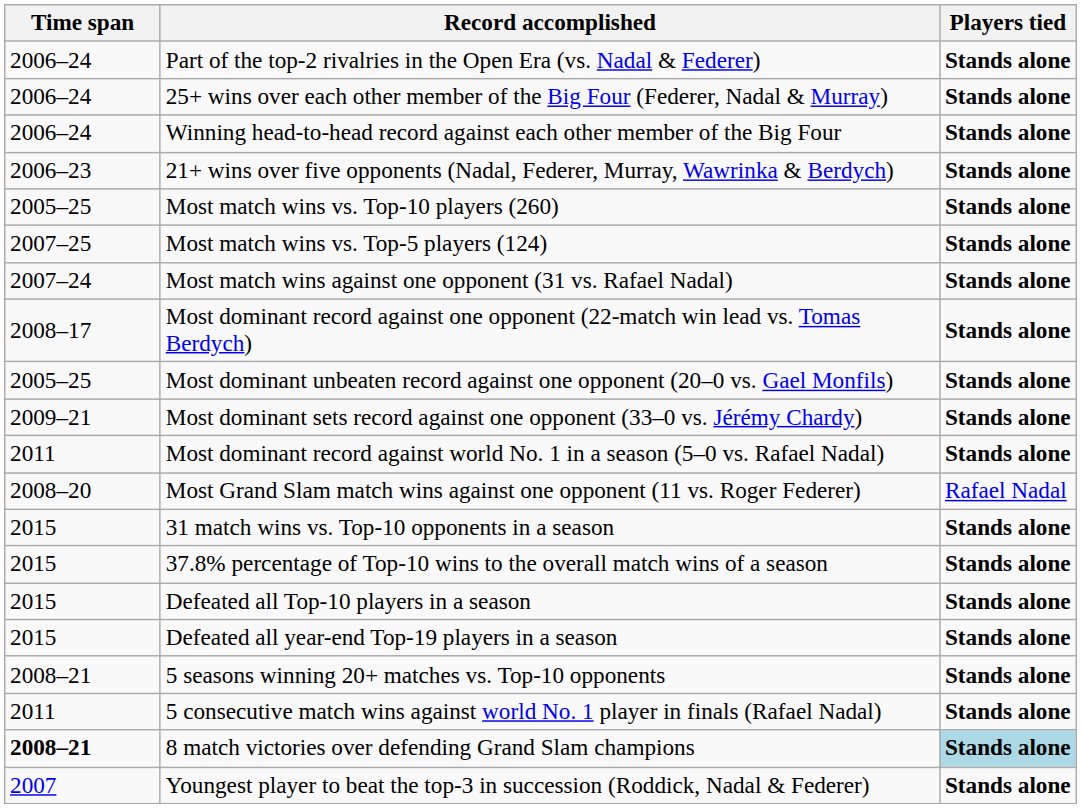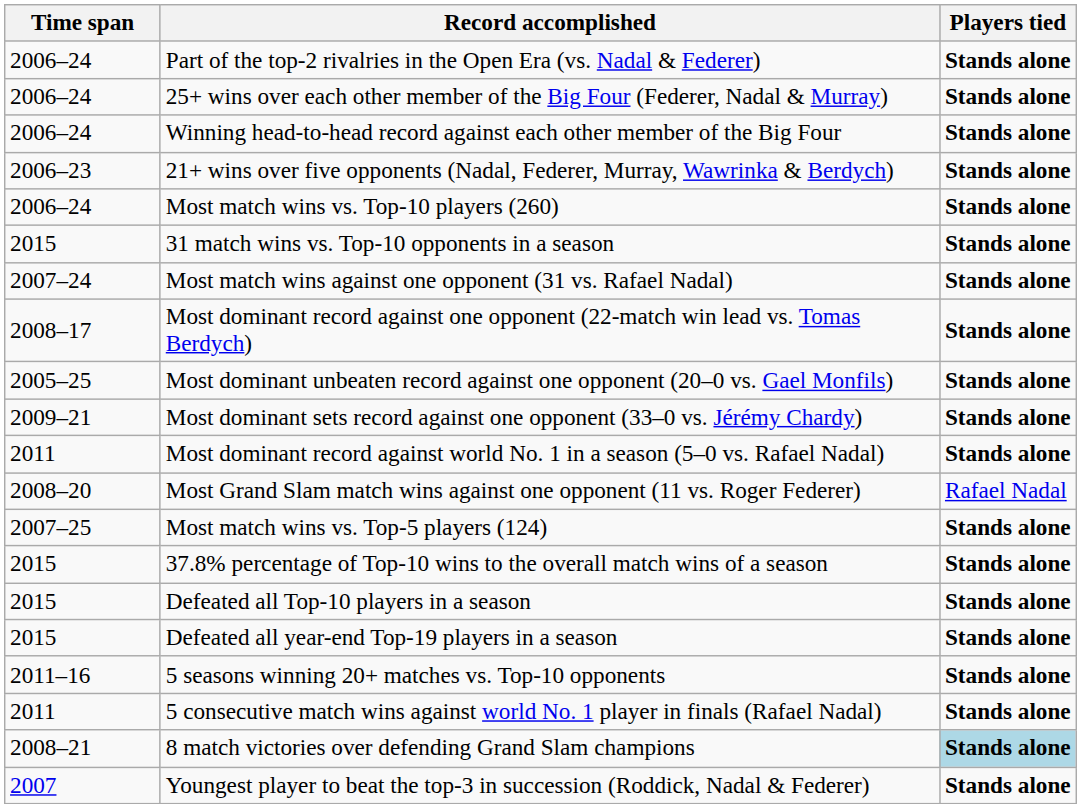(51, 206) 2005–25 -> (51, 206) 2006–24
rows swapped: (356, 243) <-> (390, 527)
(51, 674) 2008–21 -> (50, 674) 2011–16
(51, 748) bold -> (51, 748) normal
